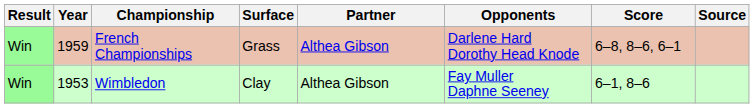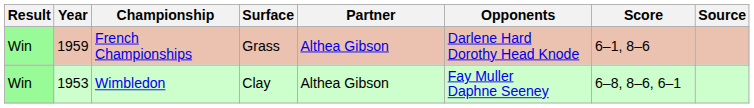(638, 45) 6–8, 8–6, 6–1 -> (622, 45) 6–1, 8–6
(622, 84) 6–1, 8–6 -> (638, 84) 6–8, 8–6, 6–1
